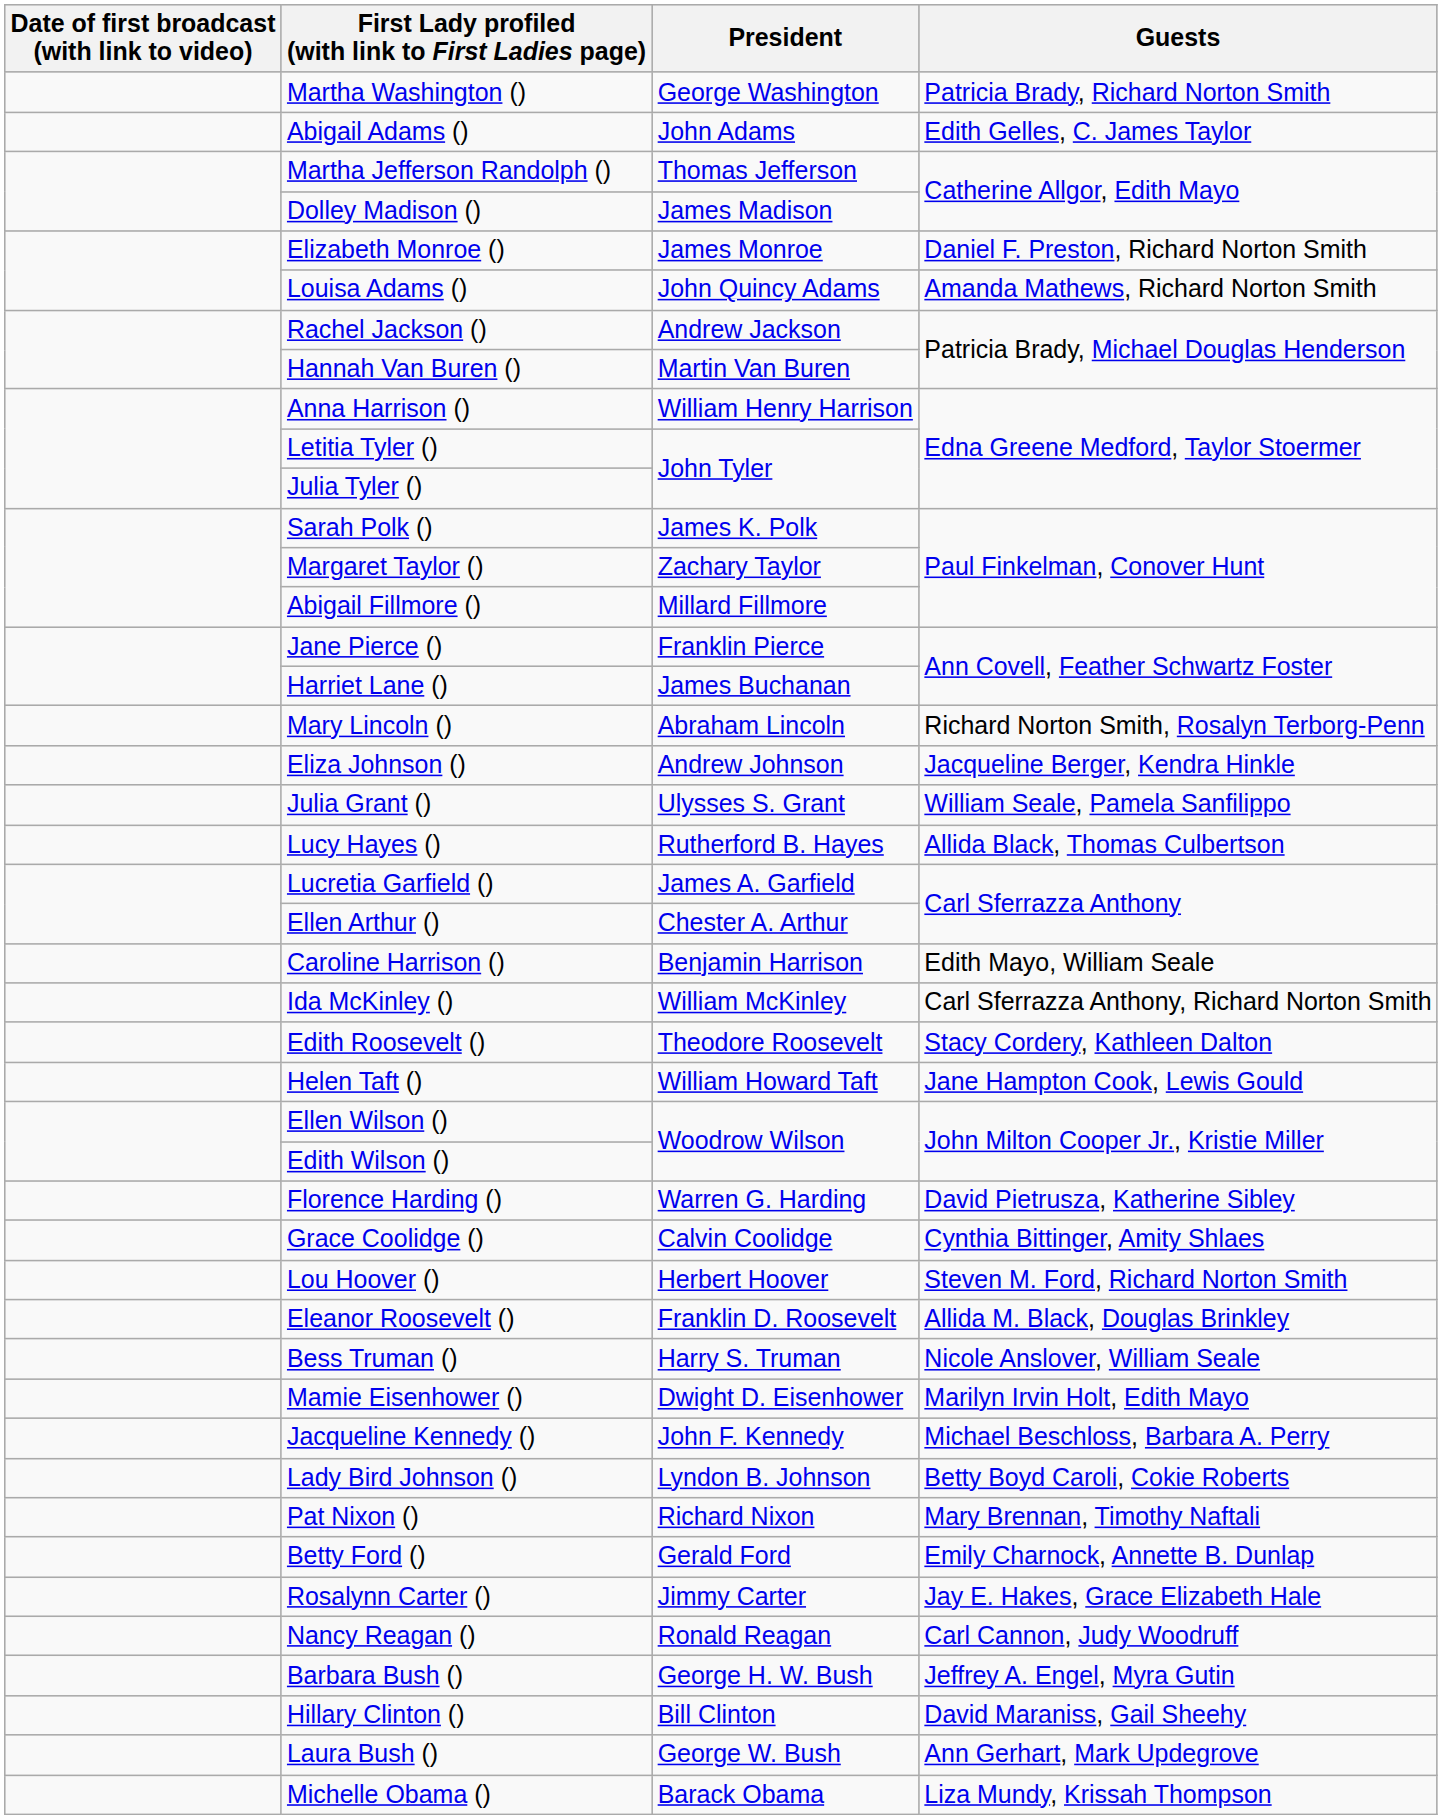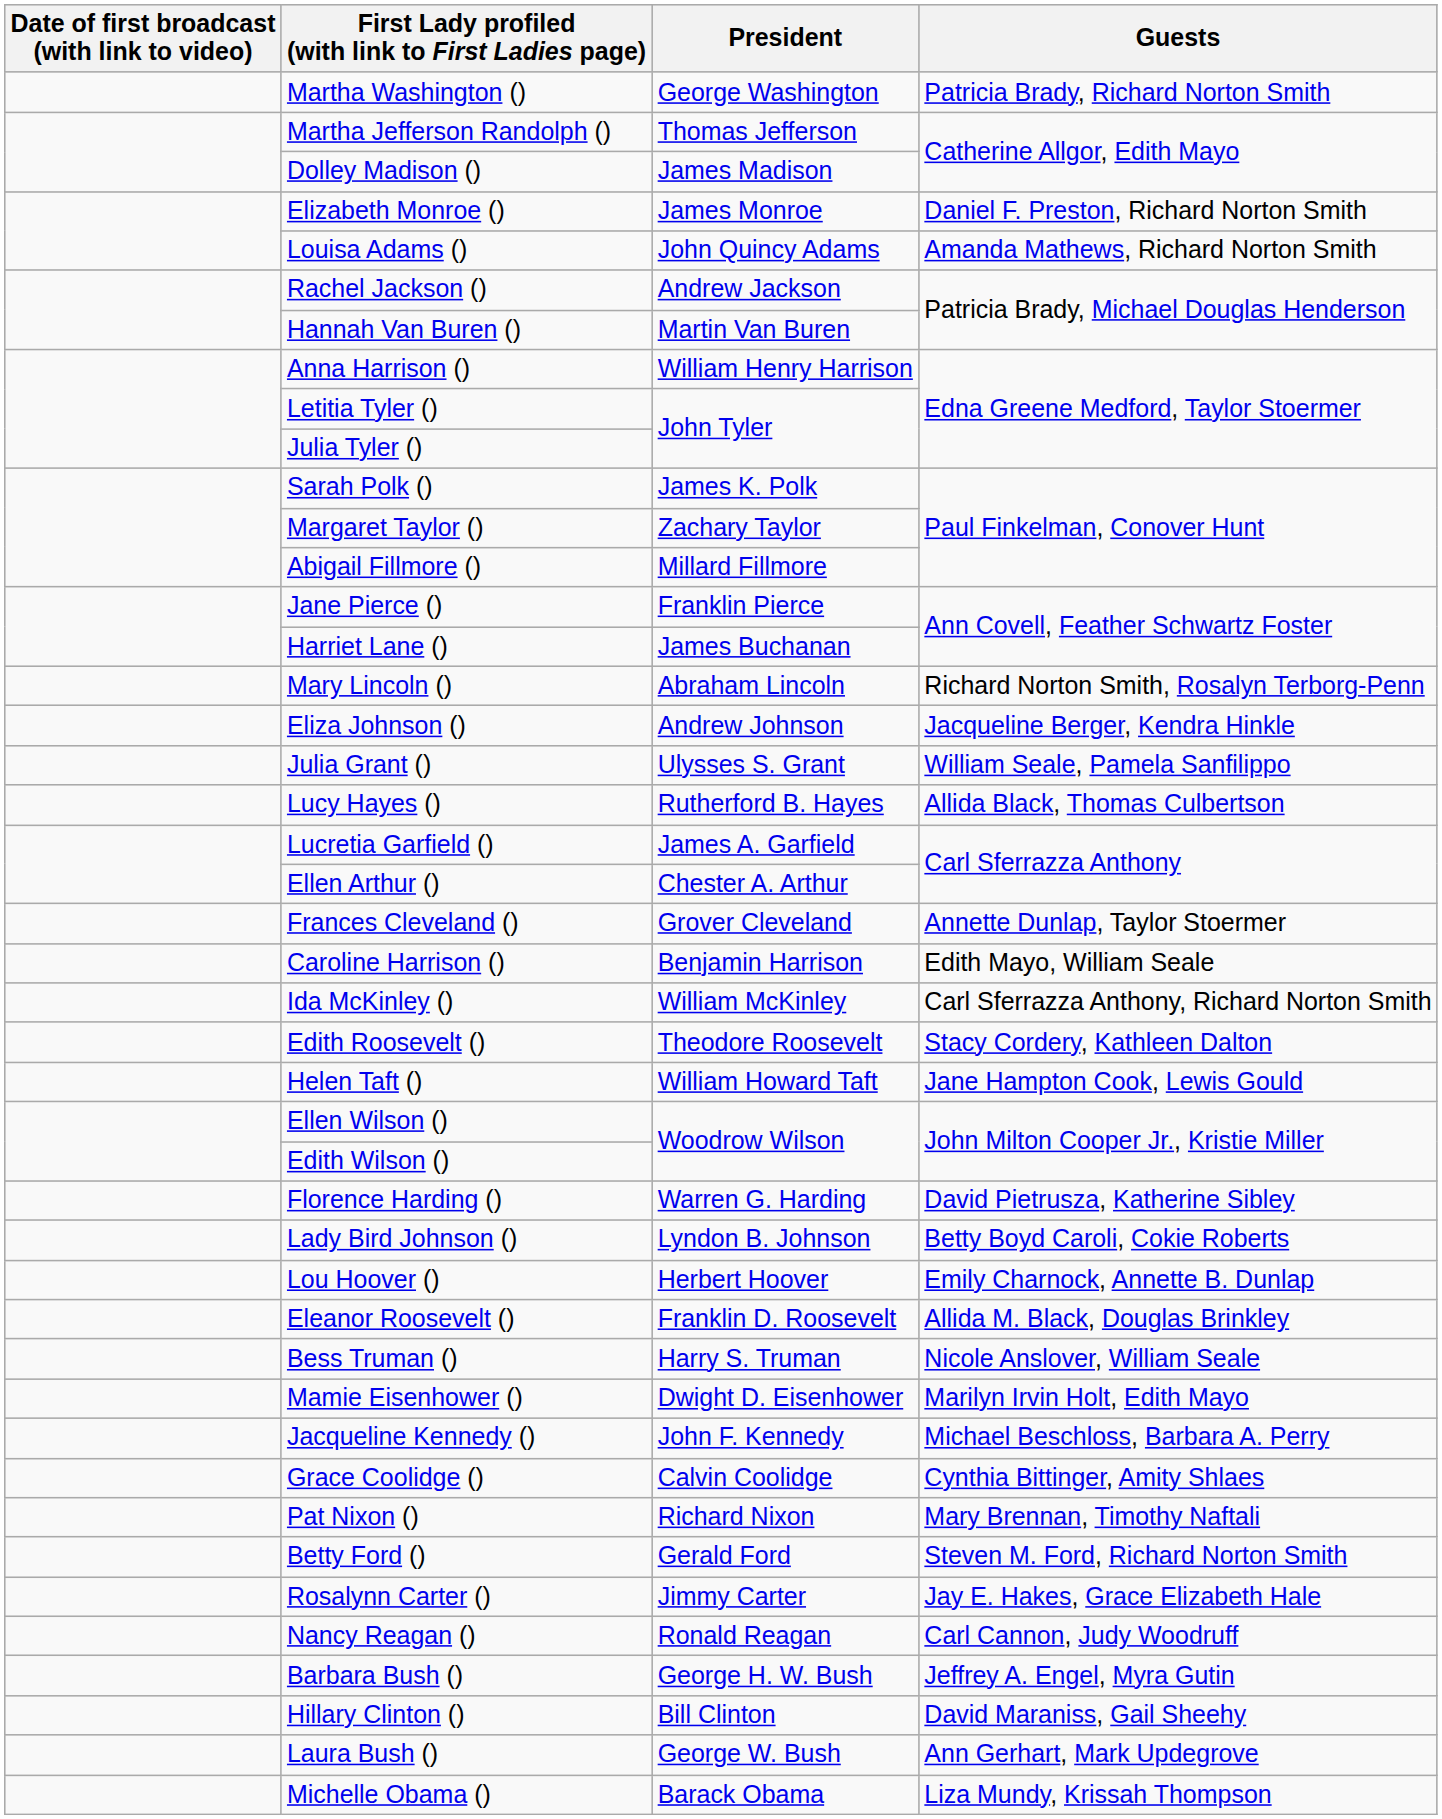- row: (378, 131)
+ row: (403, 923)
rows swapped: (385, 1239) <-> (402, 1477)
(1136, 1279) Steven M. Ford, Richard Norton Smith -> (1119, 1279) Emily Charnock, Annette B. Dunlap
(1119, 1556) Emily Charnock, Annette B. Dunlap -> (1136, 1556) Steven M. Ford, Richard Norton Smith
